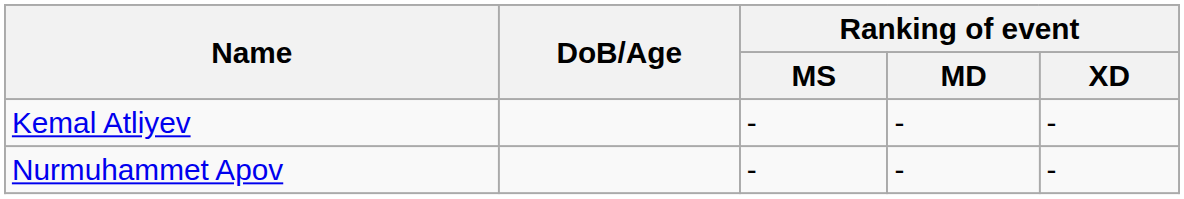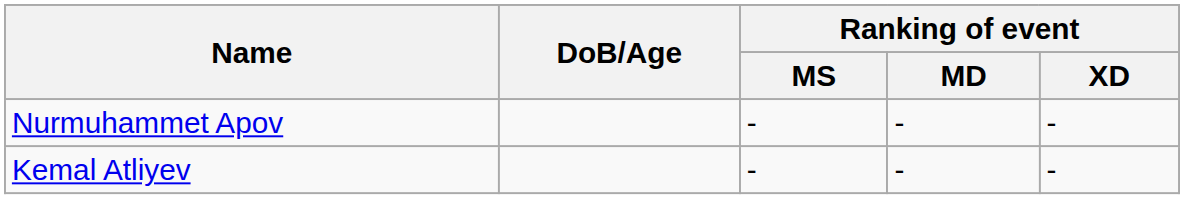rows swapped: (148, 170) <-> (101, 123)
